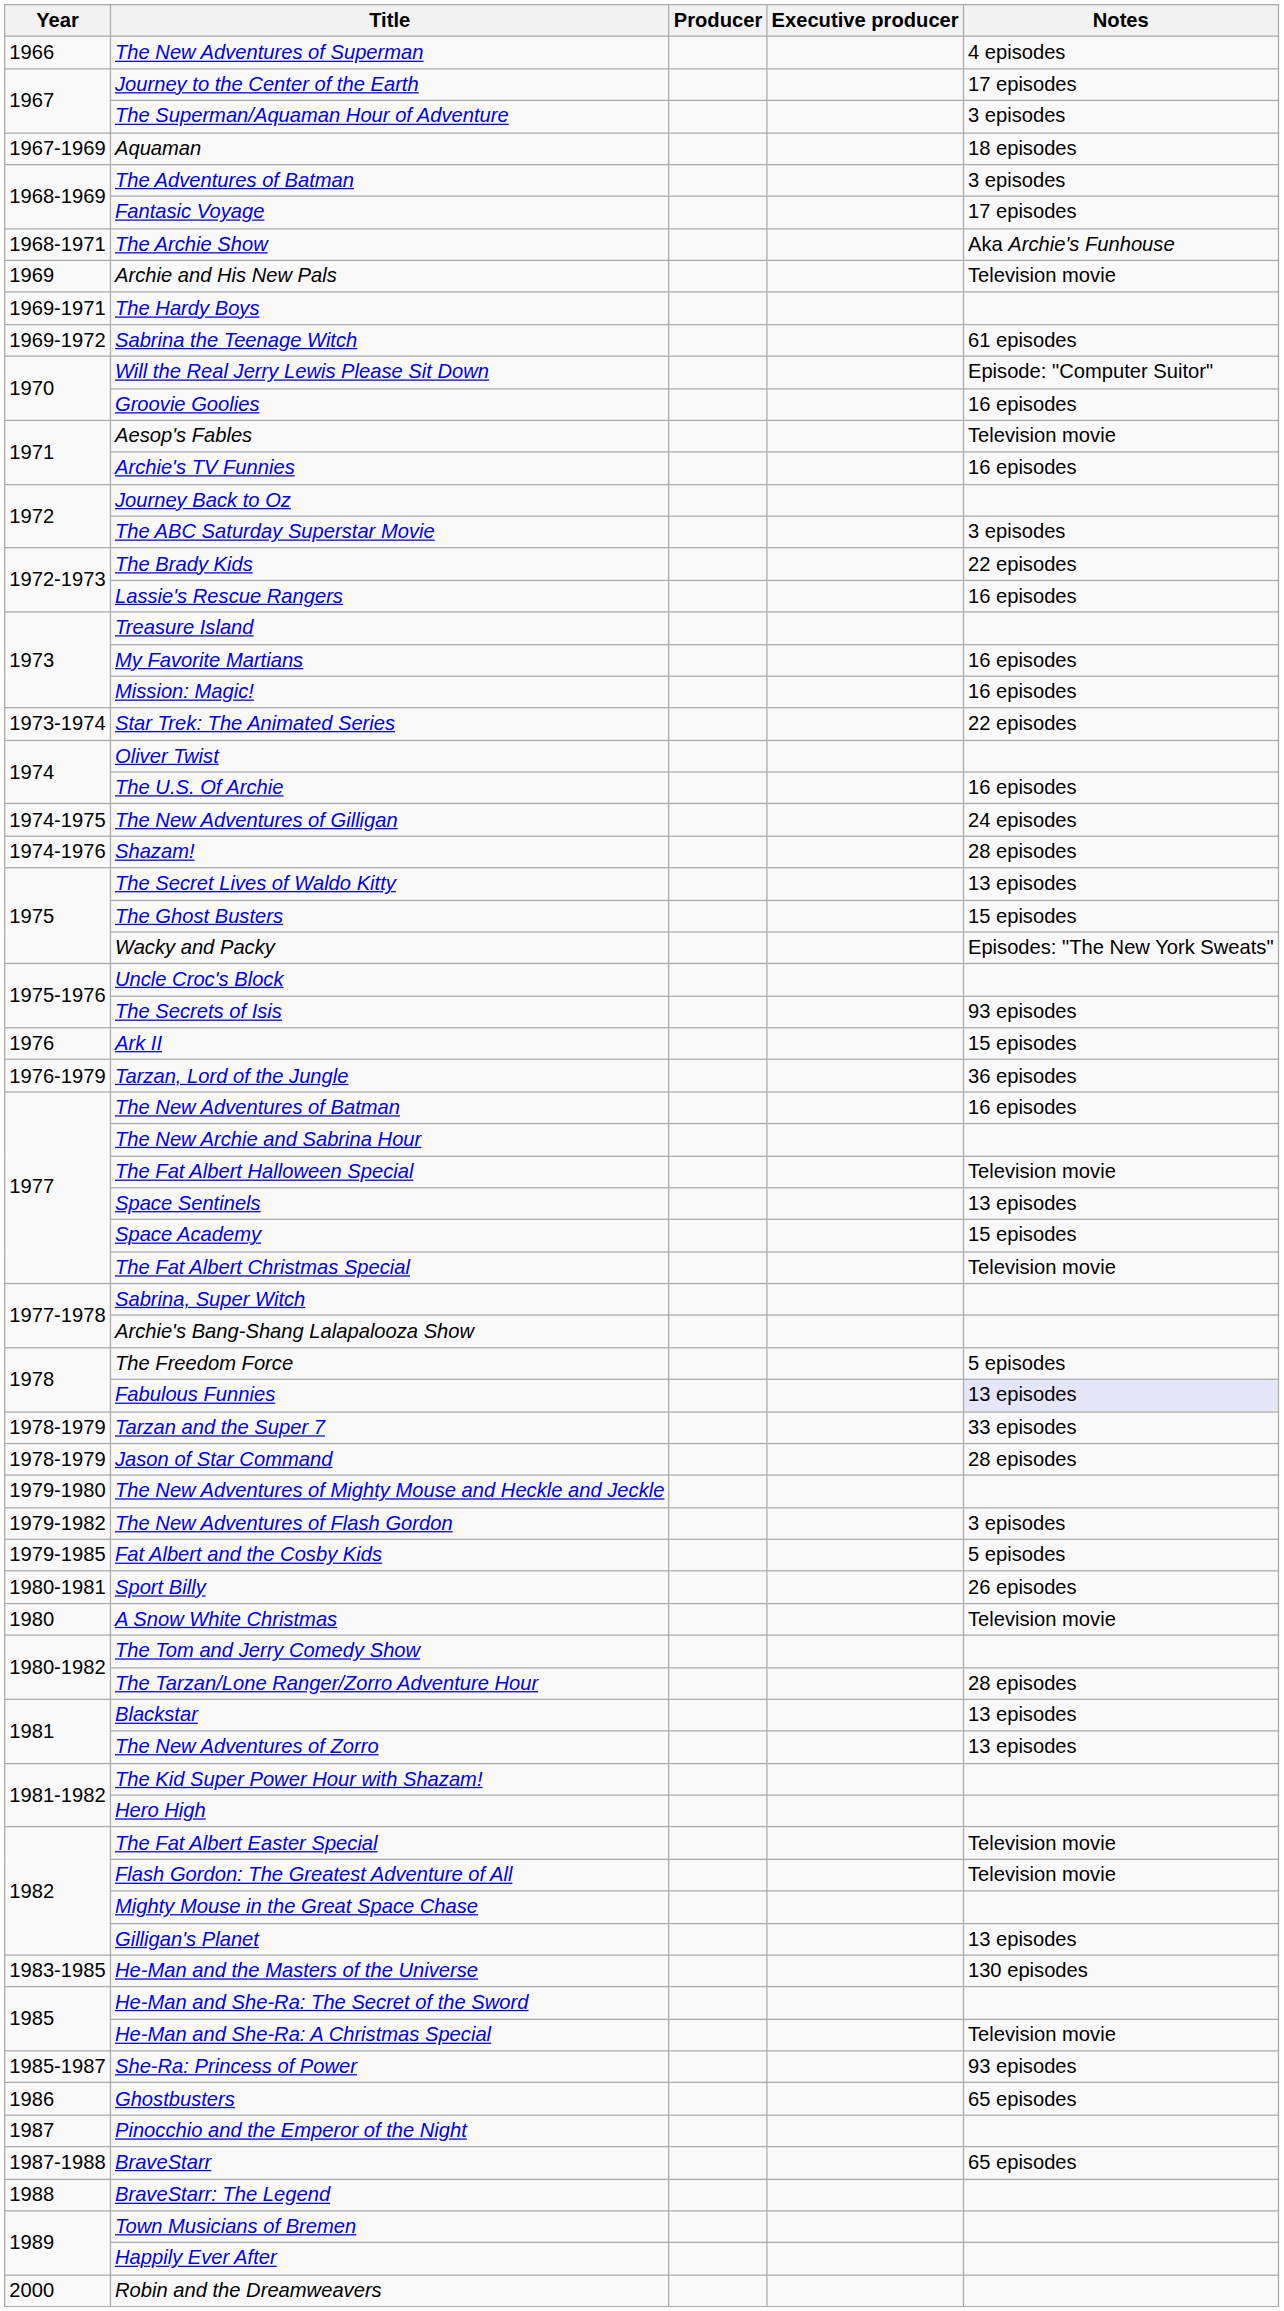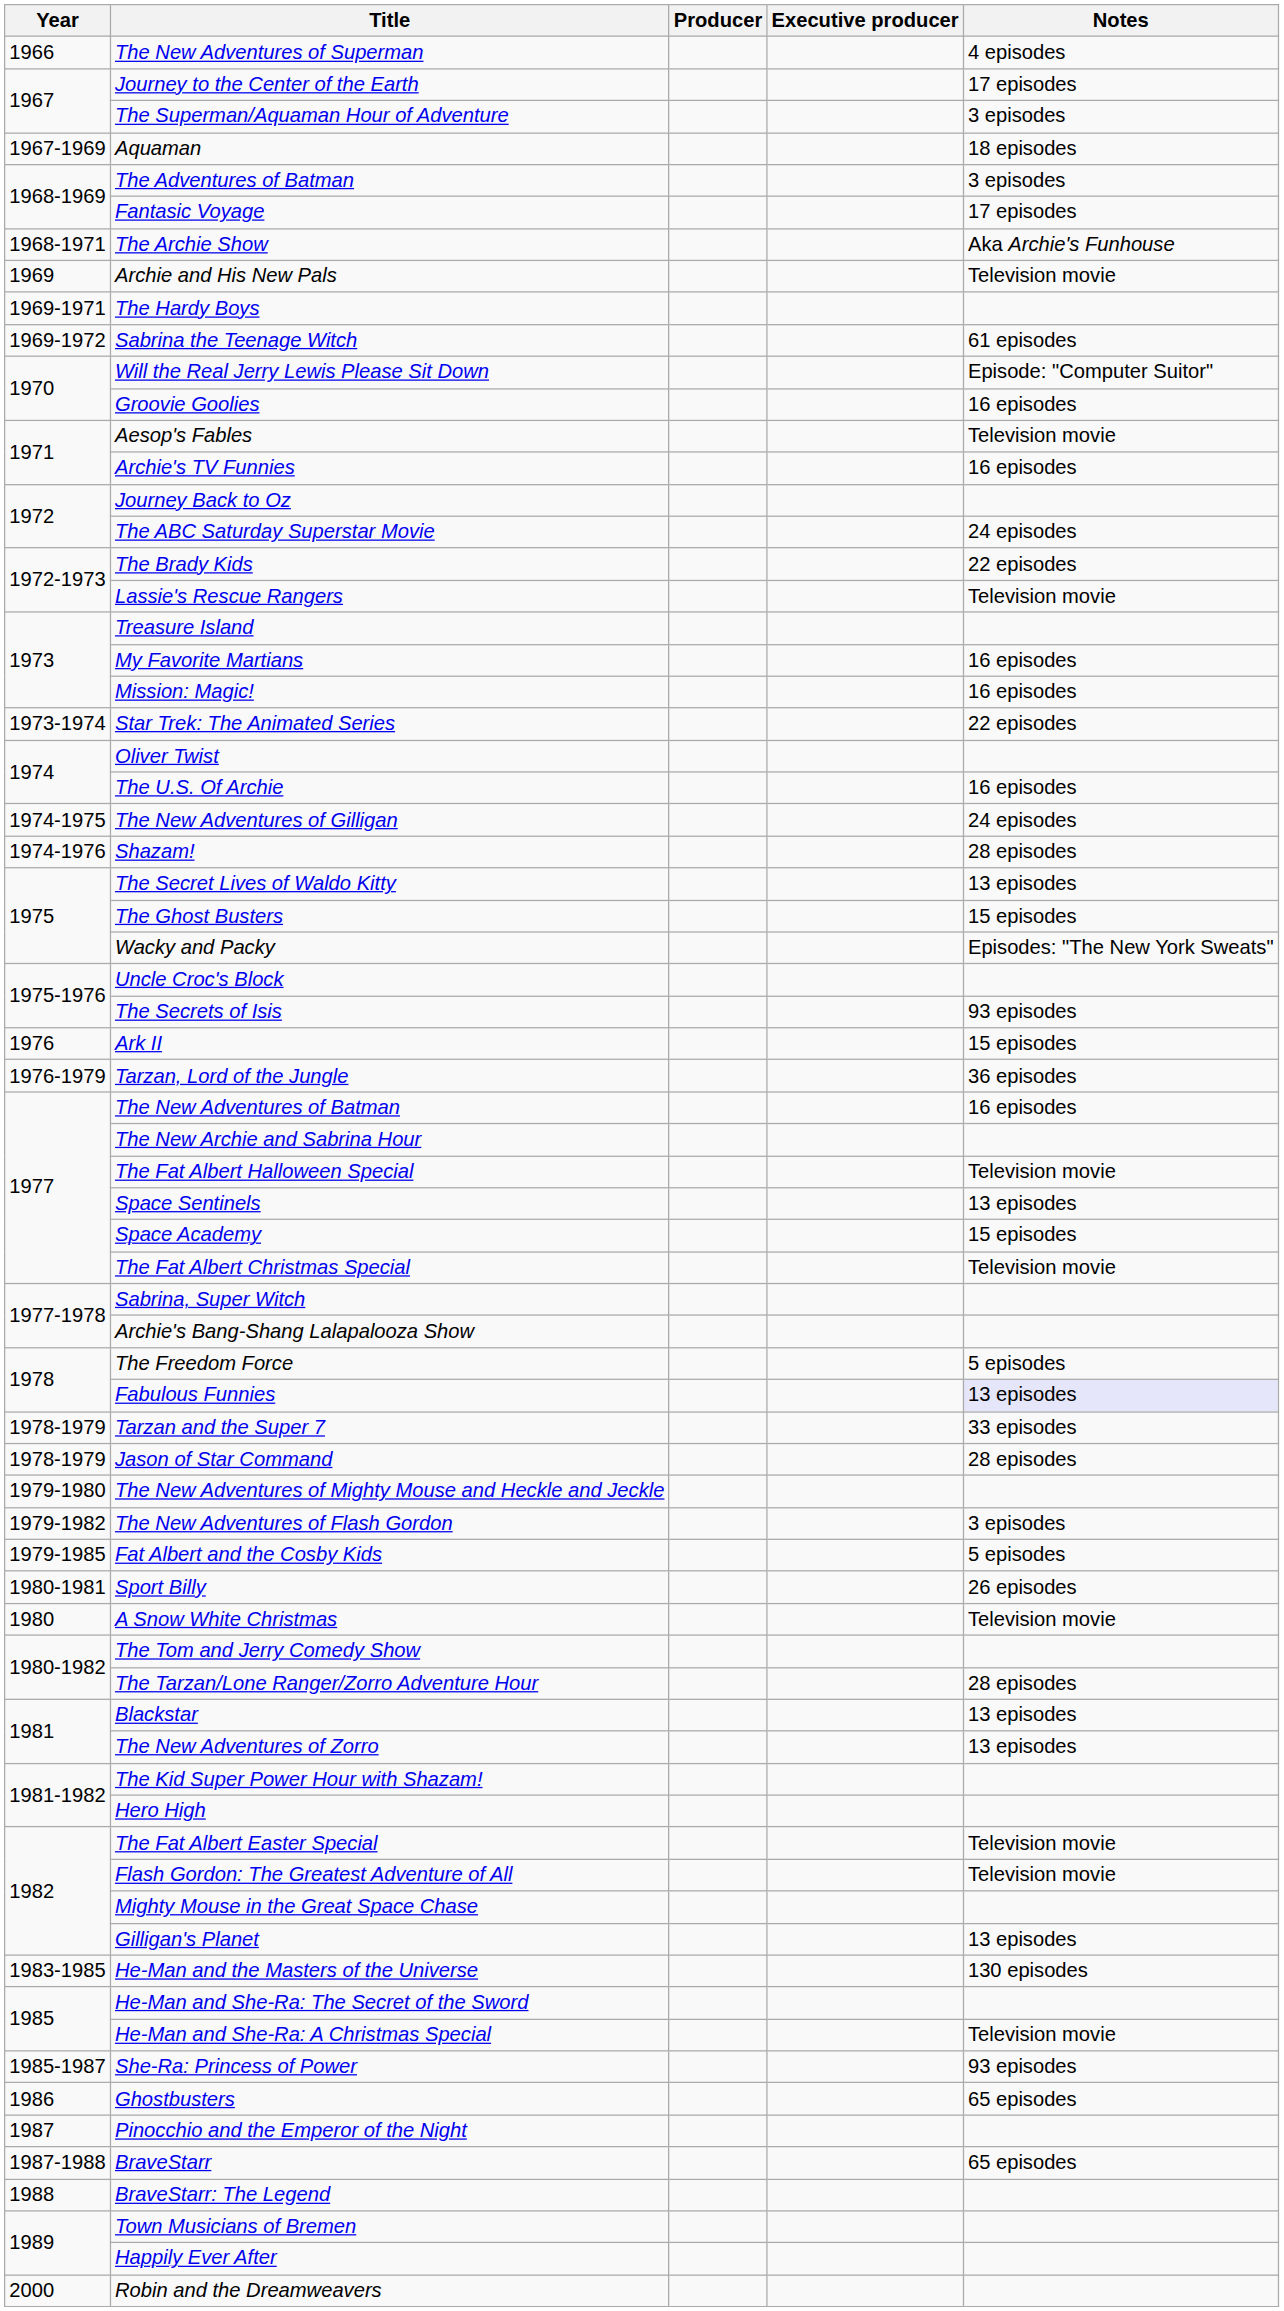(1017, 532) 3 episodes -> (1022, 532) 24 episodes
(1022, 595) 16 episodes -> (1042, 595) Television movie
